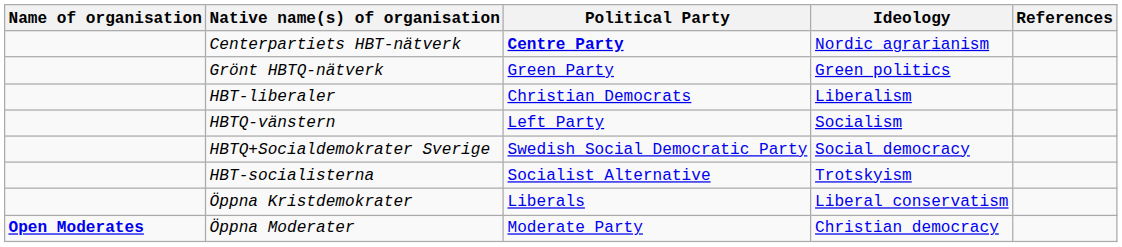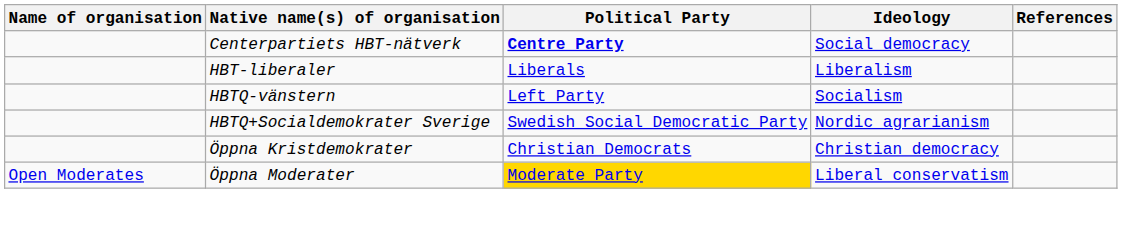(902, 44) Nordic agrarianism -> (892, 44) Social democracy
- row: (297, 70)
(599, 97) Christian Democrats -> (546, 70) Liberals
(892, 149) Social democracy -> (902, 123) Nordic agrarianism
- row: (292, 175)
(546, 202) Liberals -> (599, 149) Christian Democrats
(912, 202) Liberal conservatism -> (907, 149) Christian democracy
(76, 228) bold -> (76, 175) normal
(575, 228) no background -> (575, 175) gold background
(907, 228) Christian democracy -> (912, 175) Liberal conservatism
